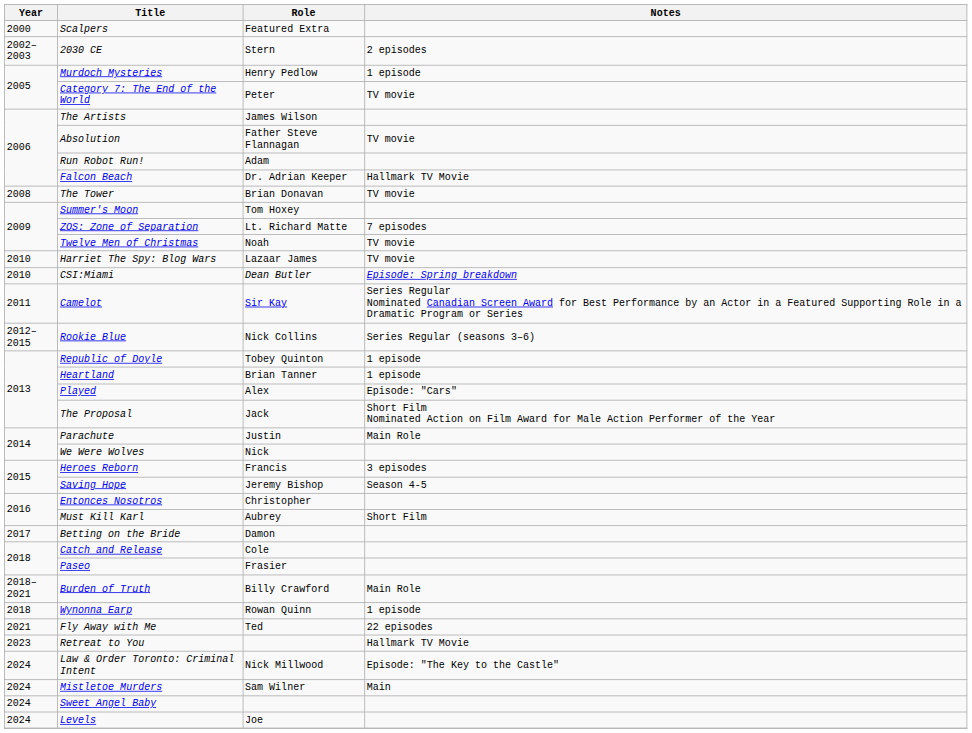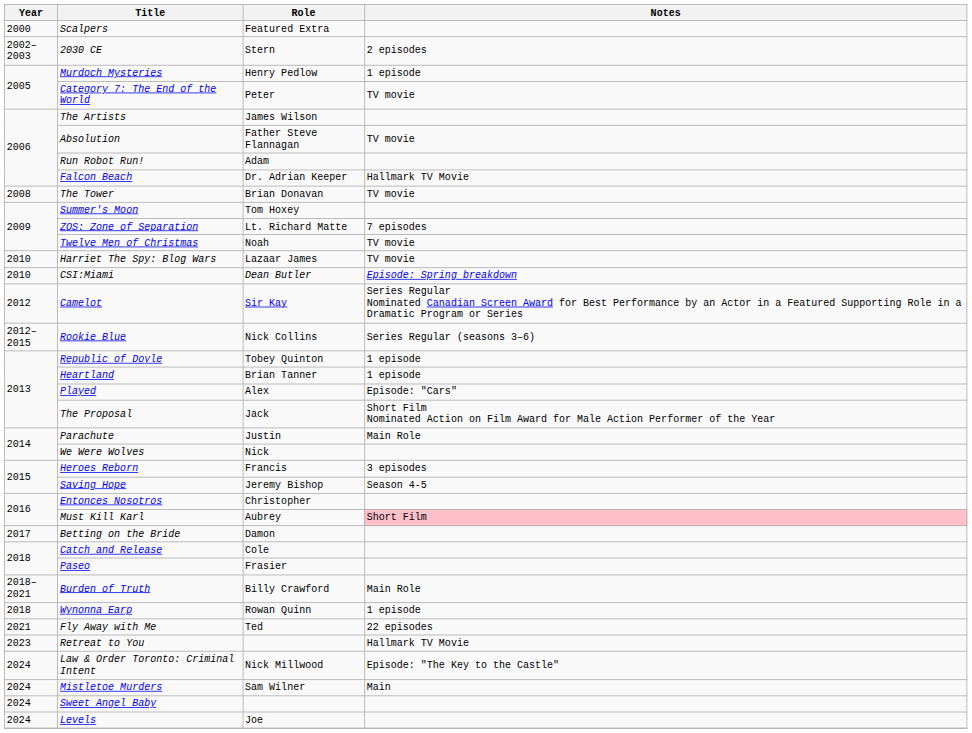(19, 303) 2011 -> (19, 303) 2012
(397, 518) no background -> (397, 518) pink background
